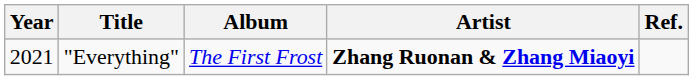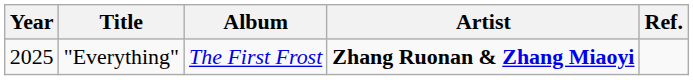(32, 56) 2021 -> (32, 56) 2025
